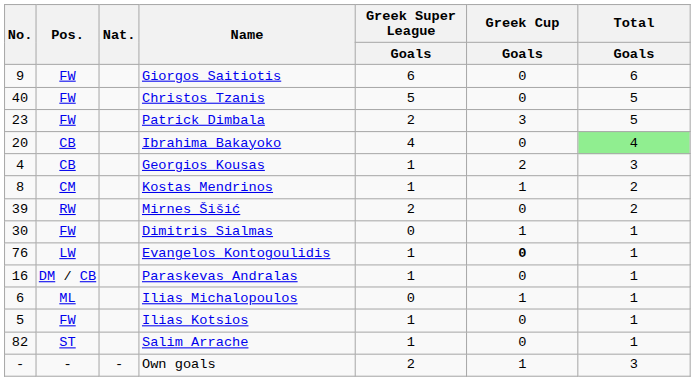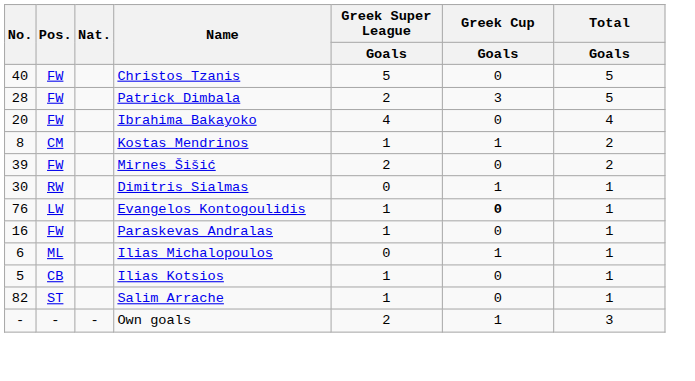- row: (212, 76)
(20, 120) 23 -> (20, 98) 28
(68, 143) CB -> (55, 120) FW
(634, 143) lightgreen background -> (609, 120) no background
- row: (203, 165)
(68, 209) RW -> (55, 165) FW
(68, 232) FW -> (55, 187) RW
(68, 276) DM / CB -> (55, 232) FW
(68, 321) FW -> (55, 276) CB
